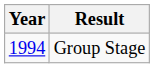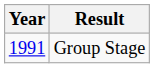(27, 47) 1994 -> (27, 47) 1991
